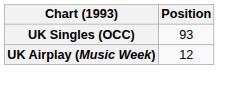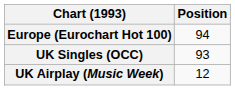+ row: (89, 34)
